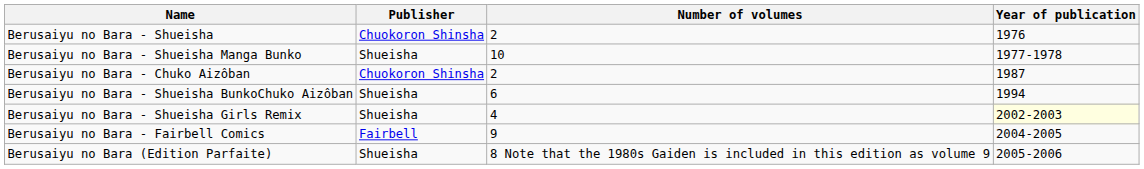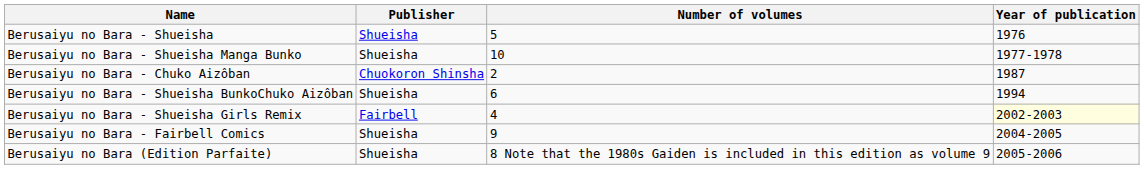(422, 34) Chuokoron Shinsha -> (388, 34) Shueisha
(494, 34) 2 -> (494, 34) 5
(388, 114) Shueisha -> (388, 114) Fairbell
(388, 134) Fairbell -> (388, 134) Shueisha
